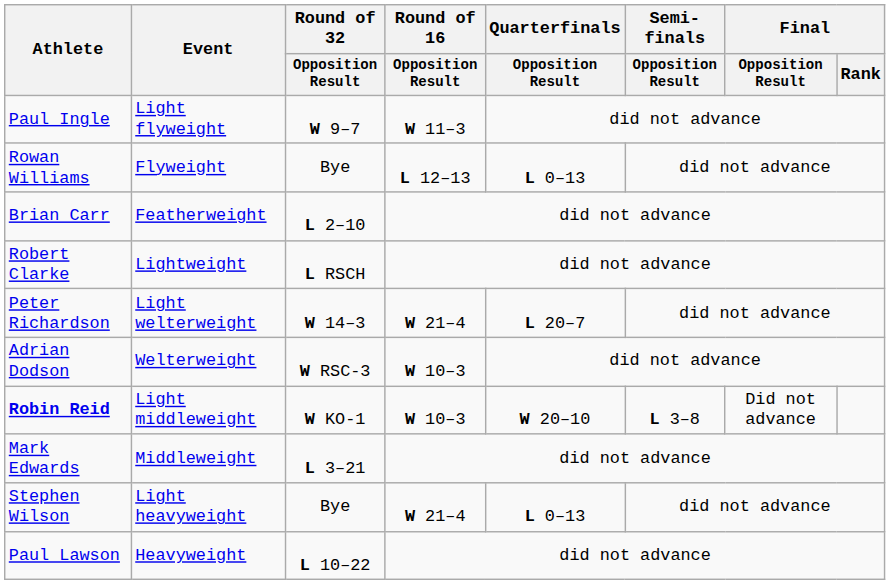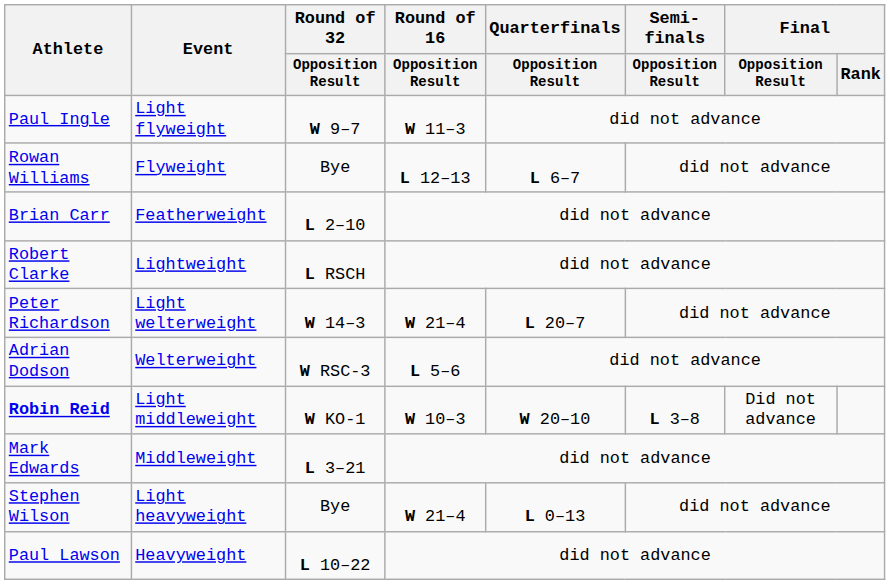(555, 178) L 0–13 -> (555, 178) L 6–7
(435, 371) W 10–3 -> (435, 371) L 5–6
